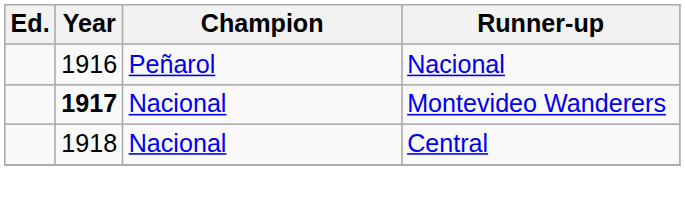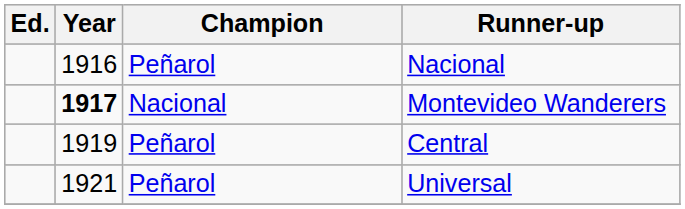(89, 143) 1918 -> (89, 143) 1919
(178, 143) Nacional -> (172, 143) Peñarol
+ row: (460, 183)
